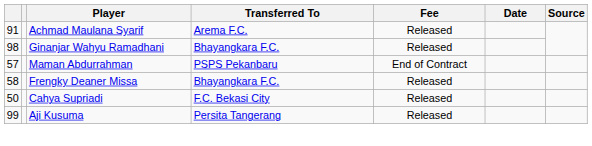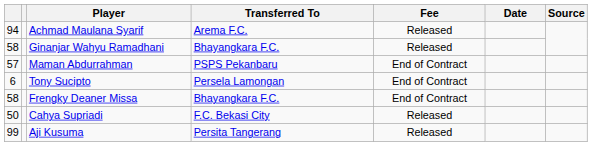(13, 30) 91 -> (13, 30) 94
(13, 47) 98 -> (13, 47) 58
+ row: (60, 81)
(429, 81) Released -> (429, 99) End of Contract
